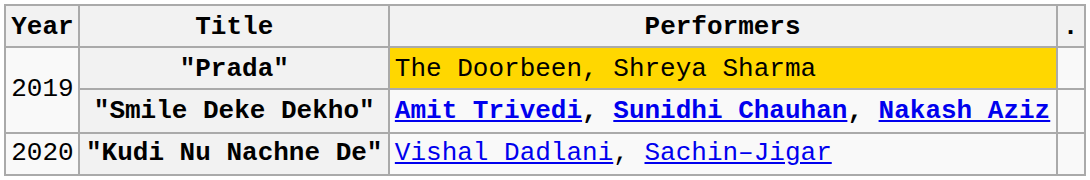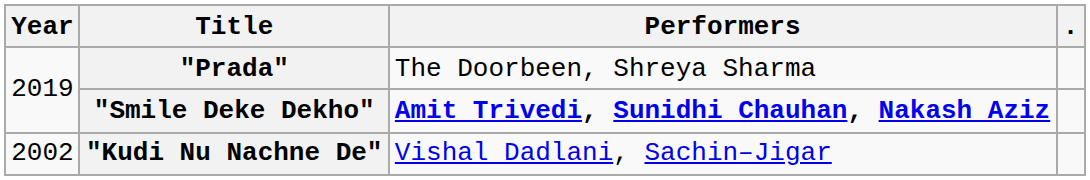(605, 69) gold background -> (605, 69) no background
(42, 153) 2020 -> (42, 153) 2002
